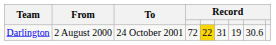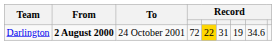(83, 32) normal -> (84, 32) bold
(254, 32) 30.6 -> (256, 32) 34.6
